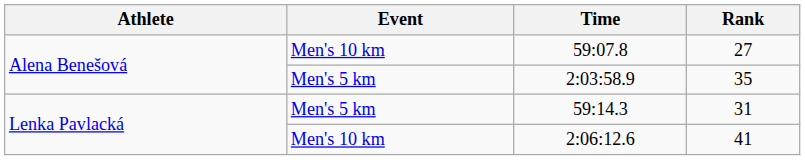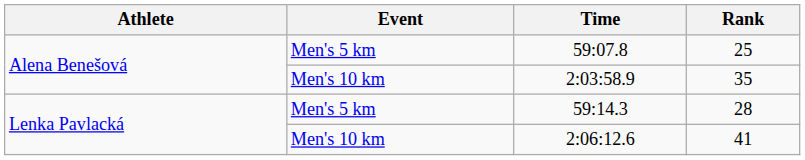(338, 49) Men's 10 km -> (333, 49) Men's 5 km
(743, 49) 27 -> (743, 49) 25
(333, 79) Men's 5 km -> (338, 79) Men's 10 km
(743, 109) 31 -> (743, 109) 28
